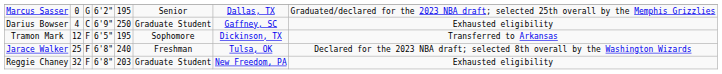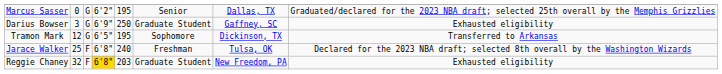(77, 24) 4 -> (77, 24) 3
(88, 24) C -> (88, 24) G
(88, 37) F -> (88, 37) G
(103, 62) no background -> (103, 62) gold background
